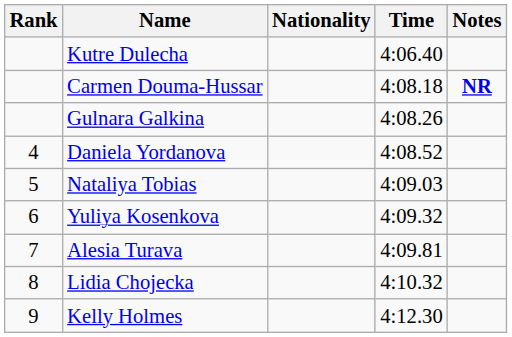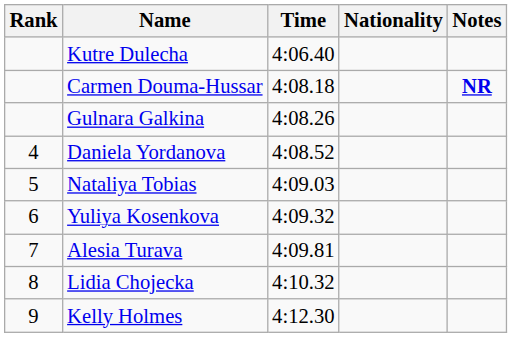columns swapped: (321, 20) <-> (411, 20)
